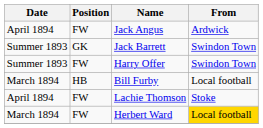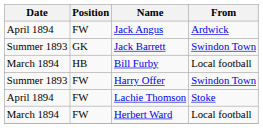rows swapped: (136, 81) <-> (139, 64)
(221, 115) gold background -> (221, 115) no background
